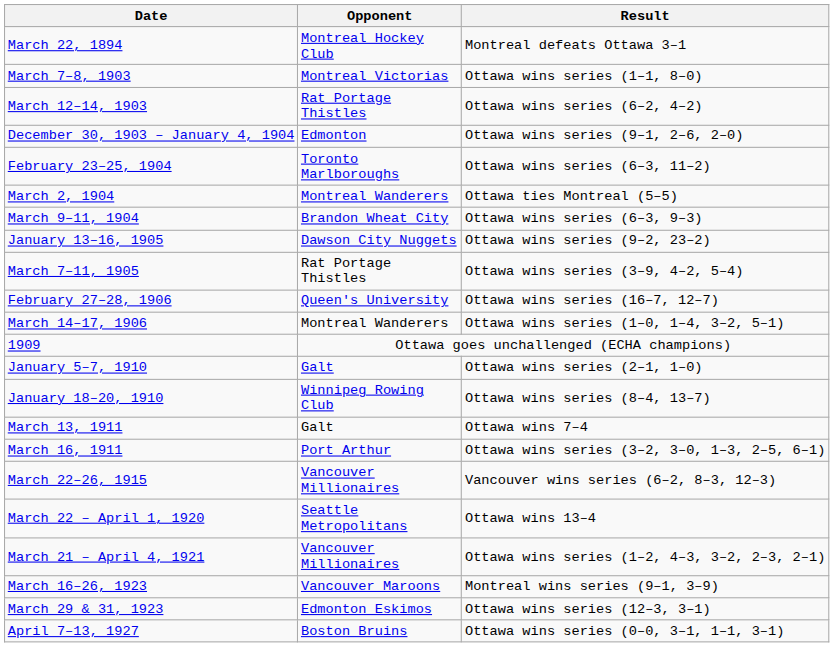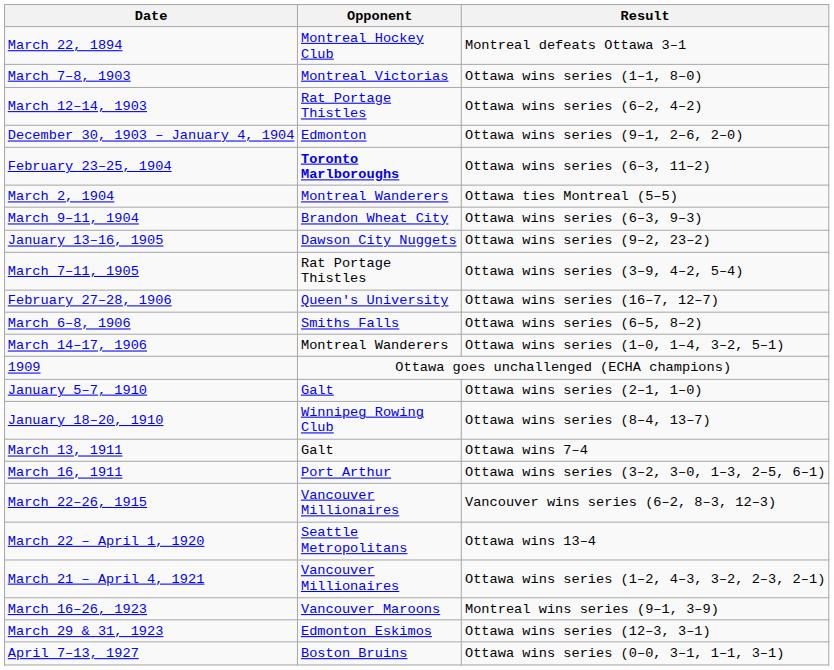(350, 166) normal -> (350, 166) bold
+ row: (69, 323)
